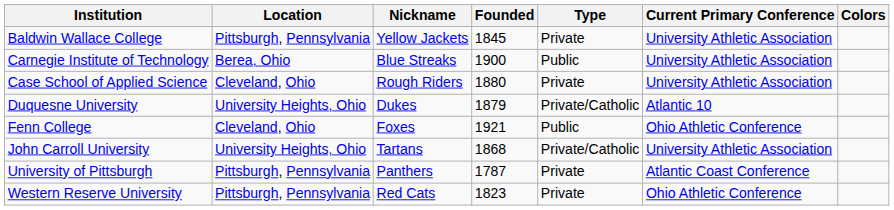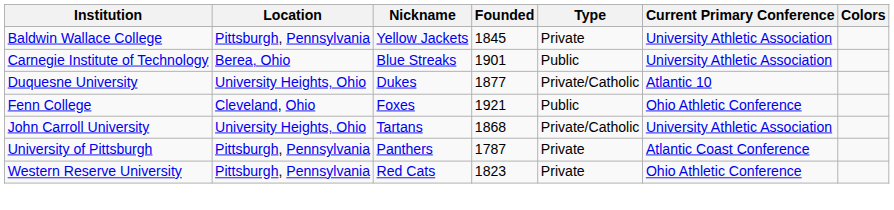(491, 60) 1900 -> (491, 60) 1901
- row: (107, 82)
(491, 104) 1879 -> (491, 82) 1877
